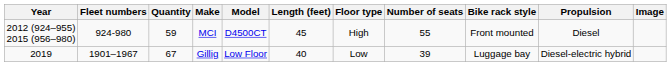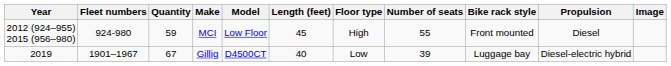(246, 33) D4500CT -> (246, 33) Low Floor
(246, 54) Low Floor -> (246, 54) D4500CT
